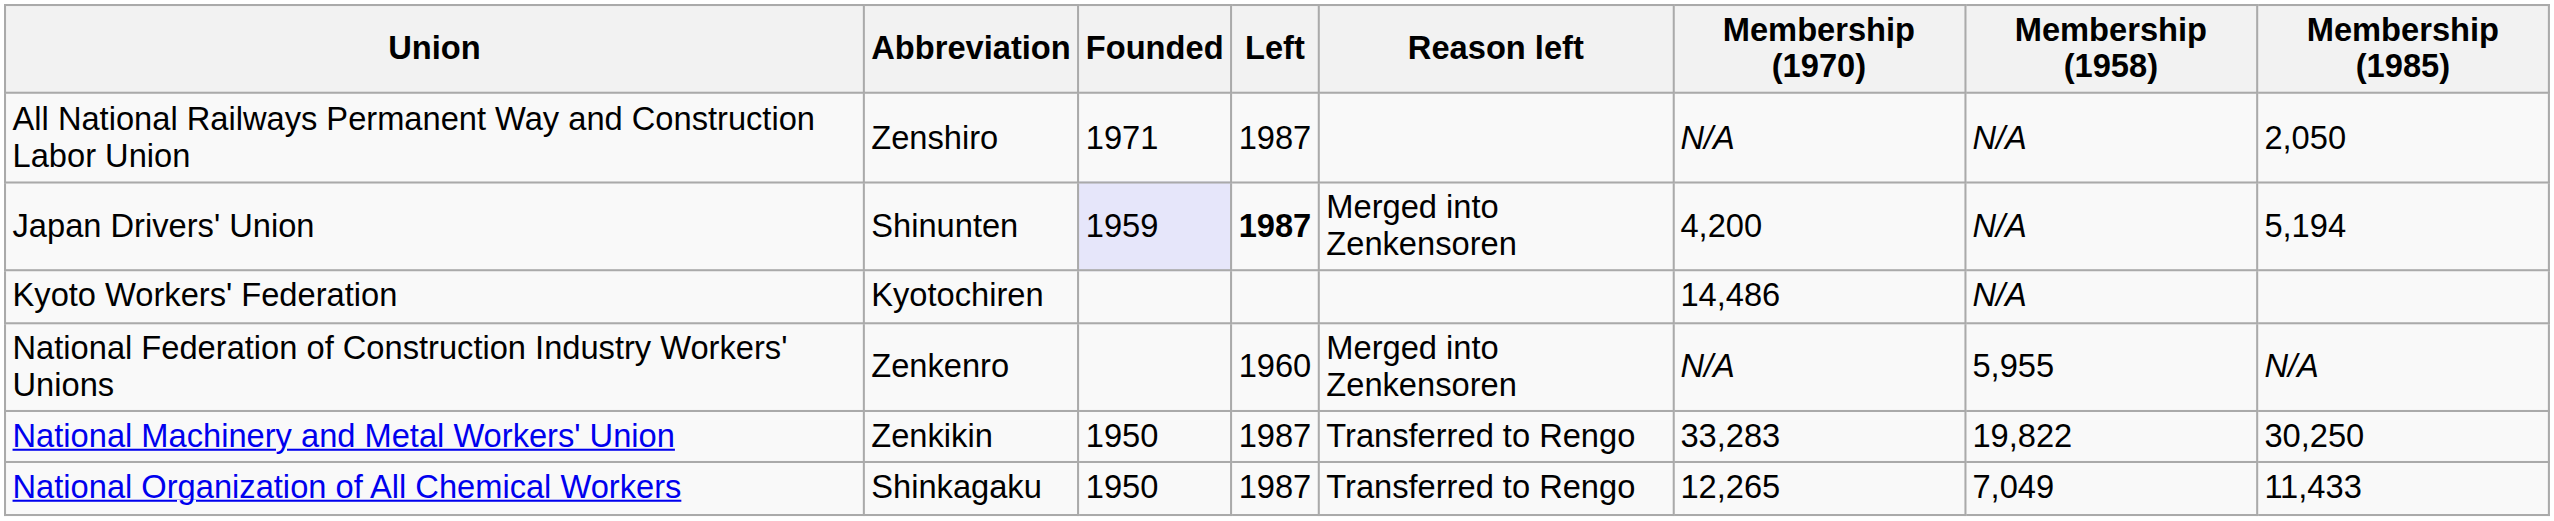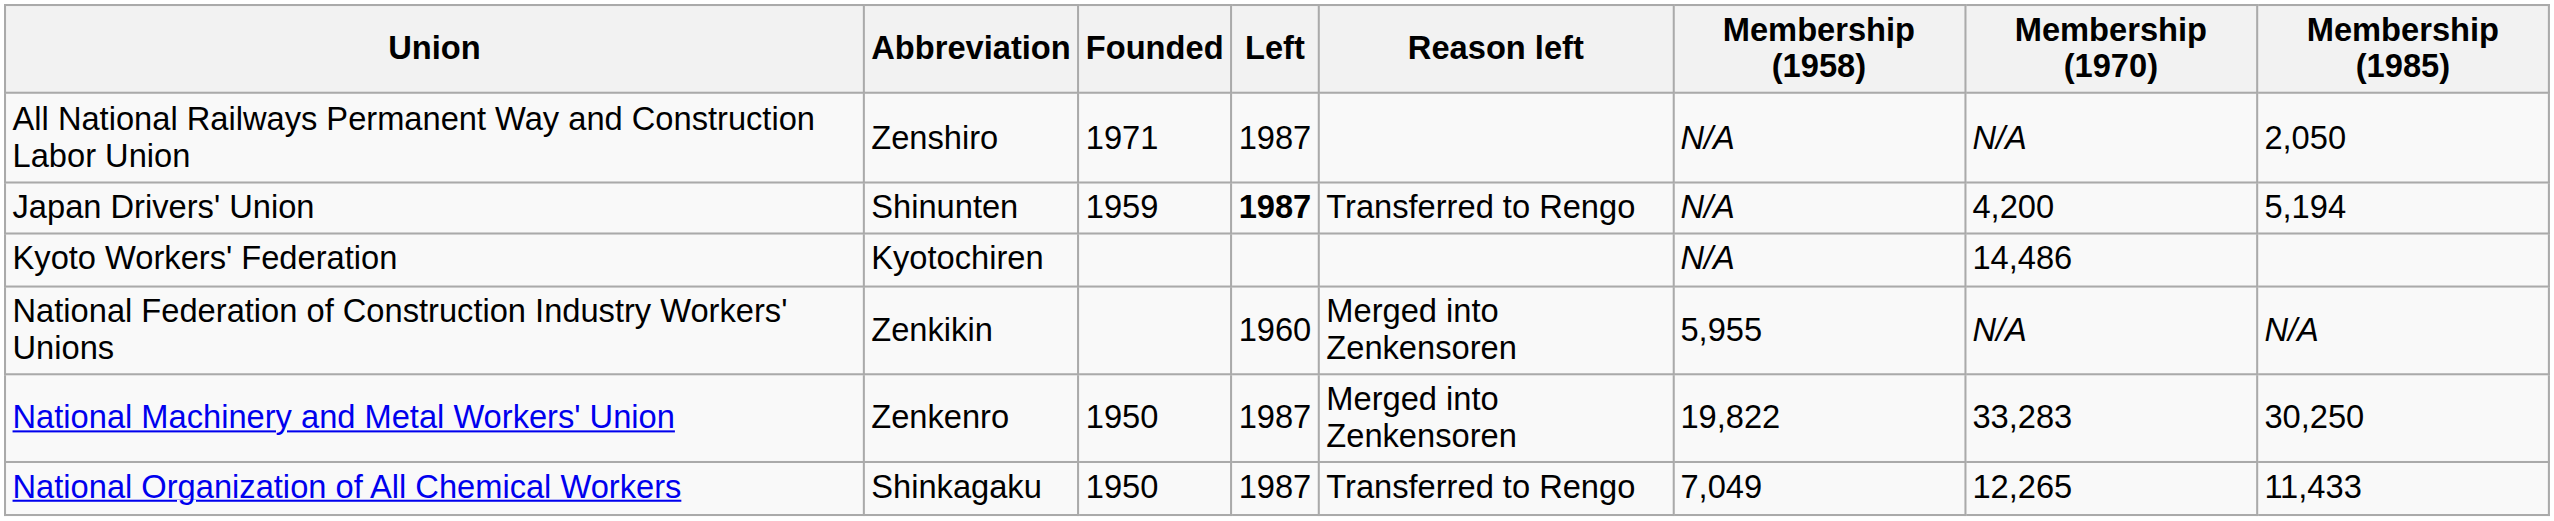columns swapped: (2111, 48) <-> (1819, 48)
(1122, 225) lavender background -> (1122, 207) no background
(1422, 225) Merged into Zenkensoren -> (1481, 207) Transferred to Rengo
(940, 365) Zenkenro -> (932, 329) Zenkikin
(932, 436) Zenkikin -> (940, 417) Zenkenro
(1481, 436) Transferred to Rengo -> (1422, 417) Merged into Zenkensoren
